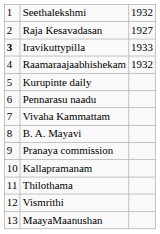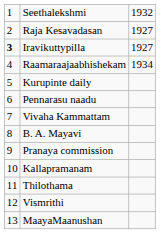(142, 47) 1933 -> (142, 47) 1927
(142, 64) 1932 -> (142, 64) 1934
